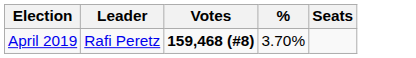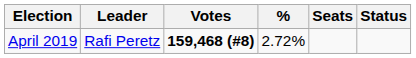+ column: (384, 16)
(283, 41) 3.70% -> (283, 41) 2.72%
